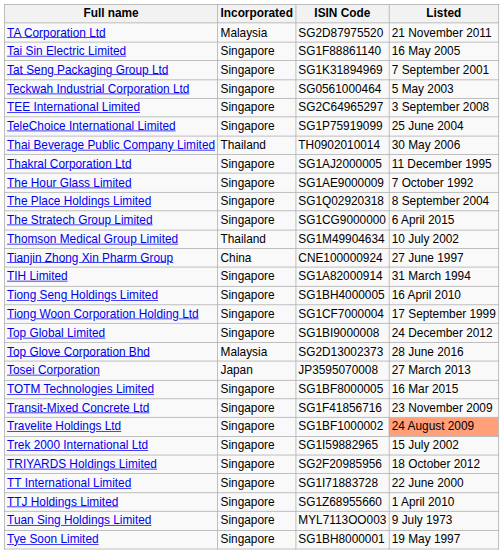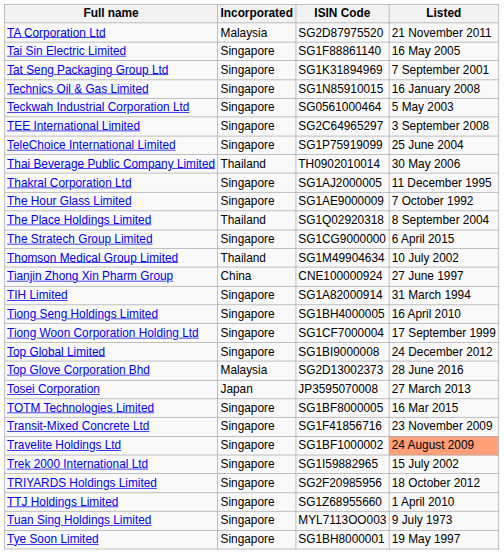+ row: (78, 88)
(248, 201) Singapore -> (243, 220) Thailand
- row: (69, 483)
